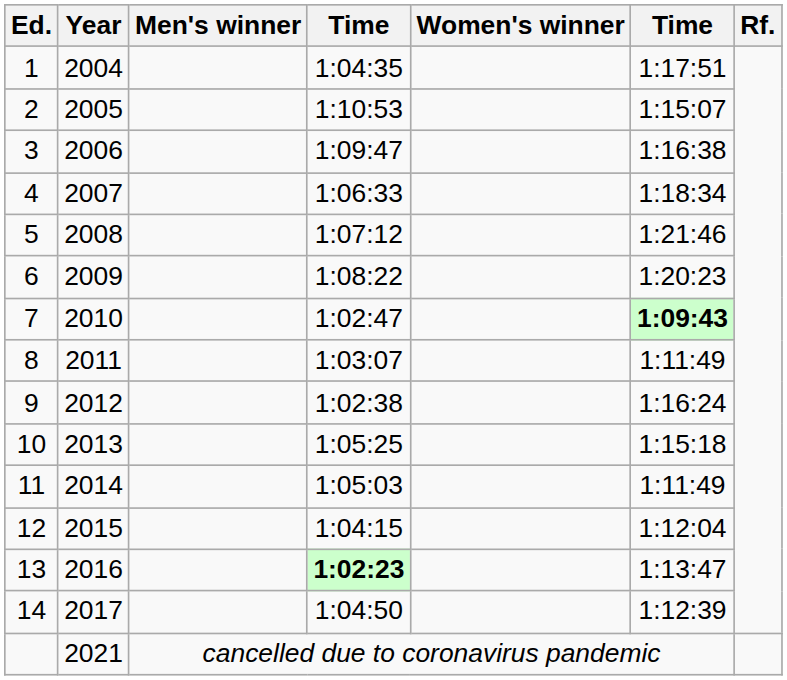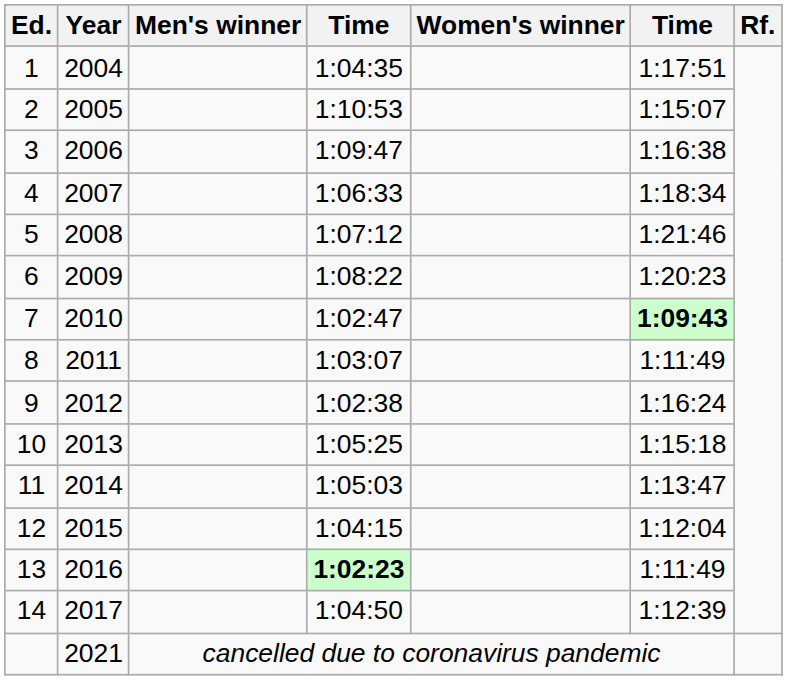(682, 485) 1:11:49 -> (682, 485) 1:13:47
(682, 569) 1:13:47 -> (682, 569) 1:11:49
